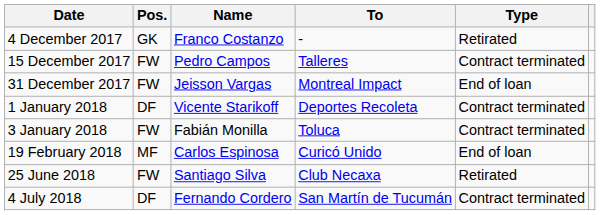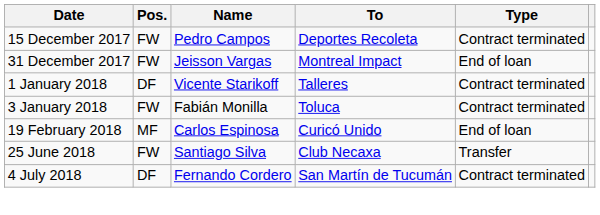- row: (65, 38)
(323, 61) Talleres -> (358, 38) Deportes Recoleta
(358, 107) Deportes Recoleta -> (323, 84) Talleres
(488, 175) Retirated -> (485, 152) Transfer
